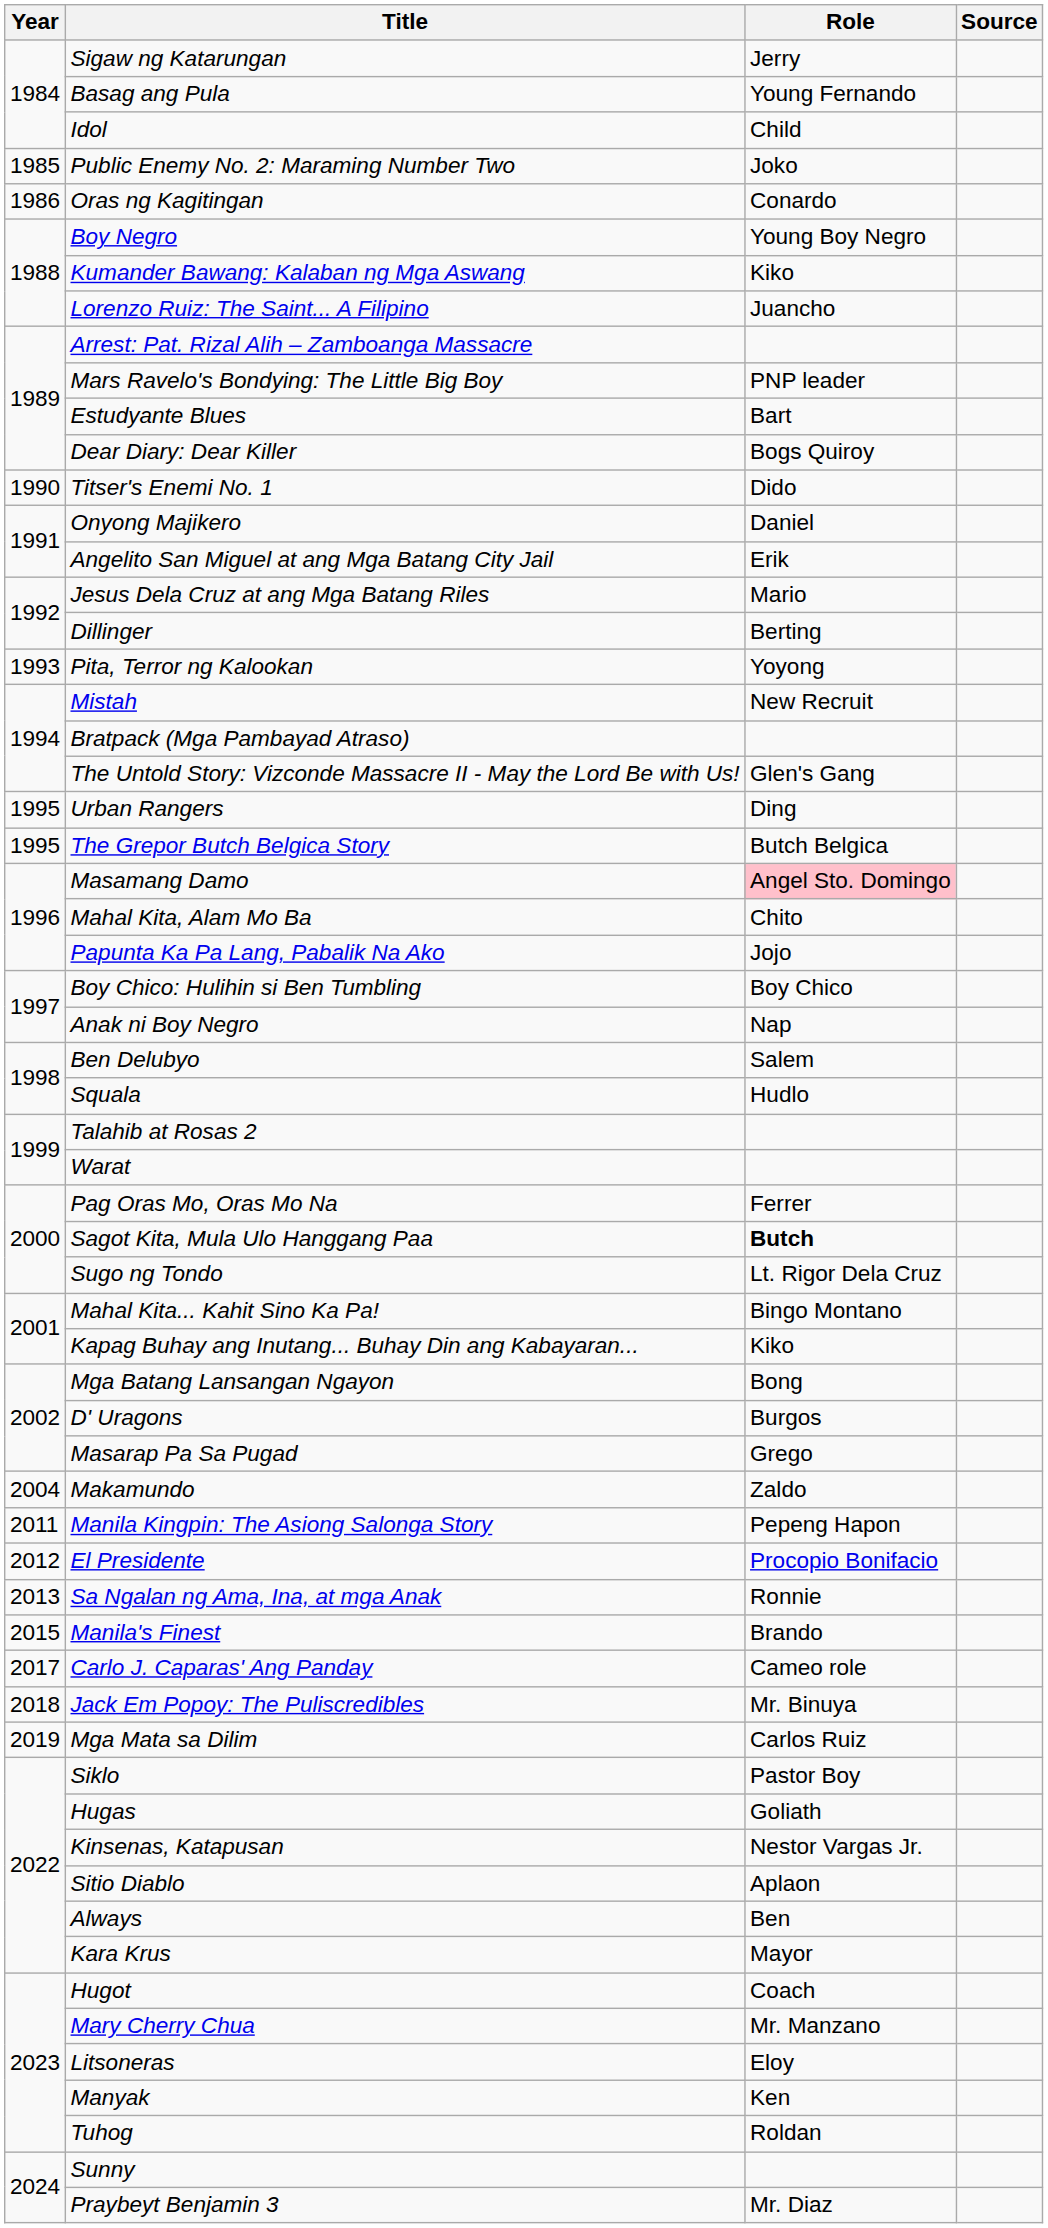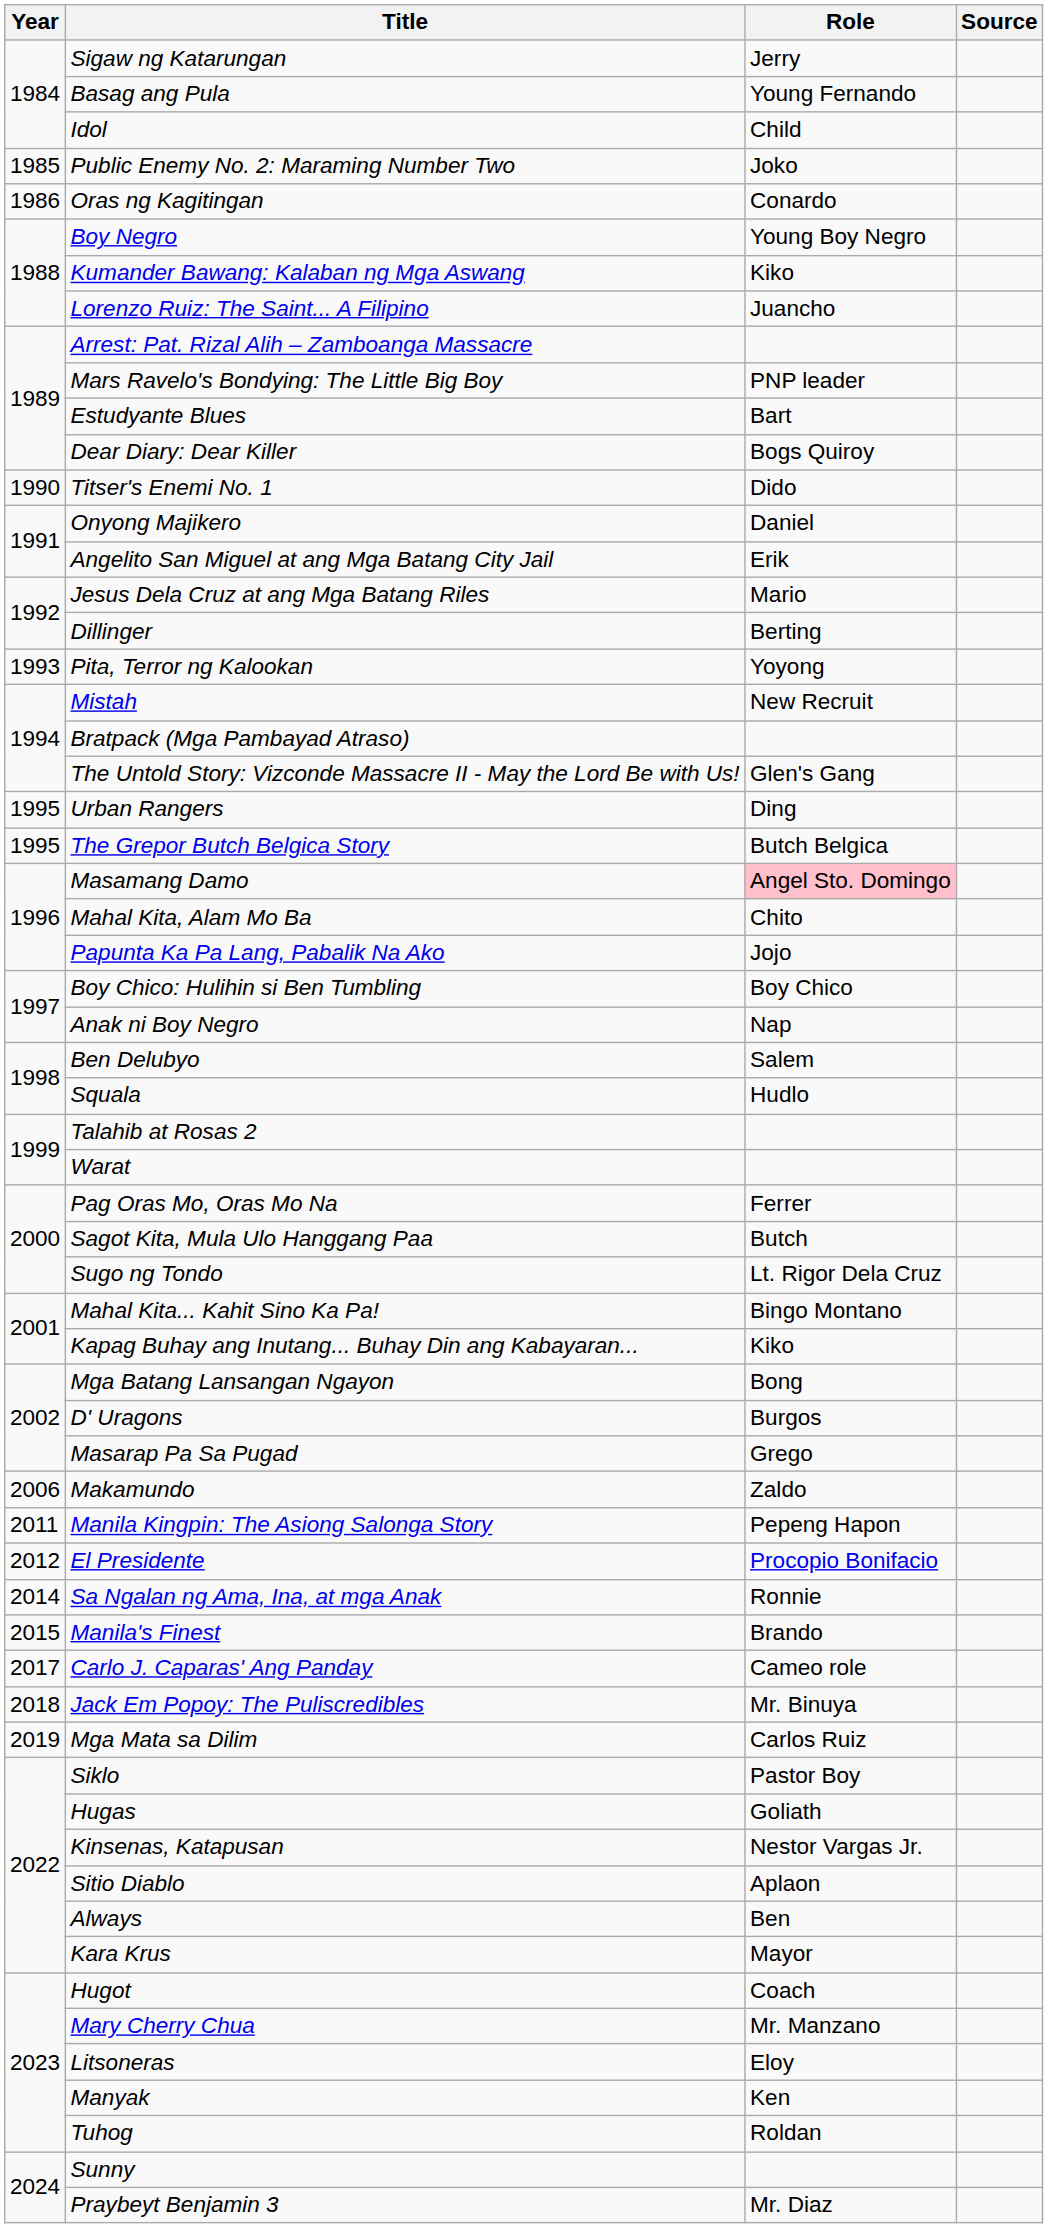(782, 1238) bold -> (779, 1238) normal
(35, 1489) 2004 -> (35, 1489) 2006
(35, 1596) 2013 -> (35, 1596) 2014
